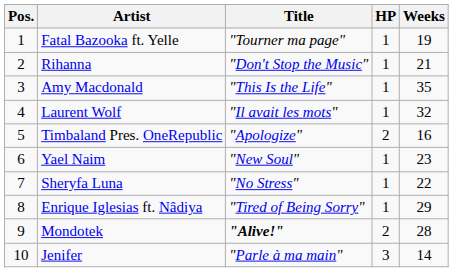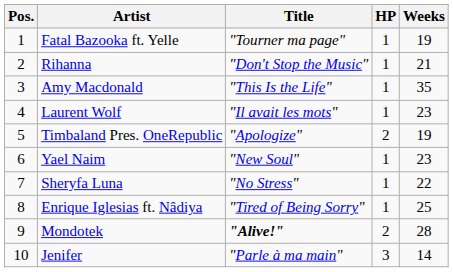(424, 111) 32 -> (424, 111) 23
(424, 135) 16 -> (424, 135) 19
(424, 207) 29 -> (424, 207) 25
